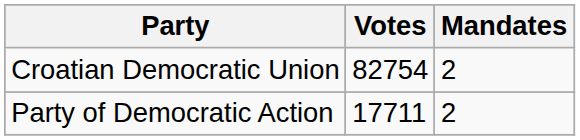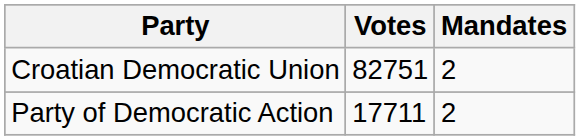(390, 69) 82754 -> (390, 69) 82751
